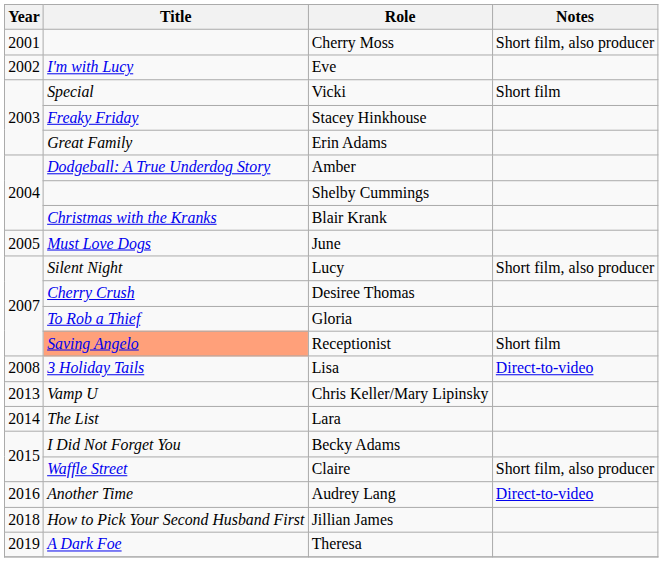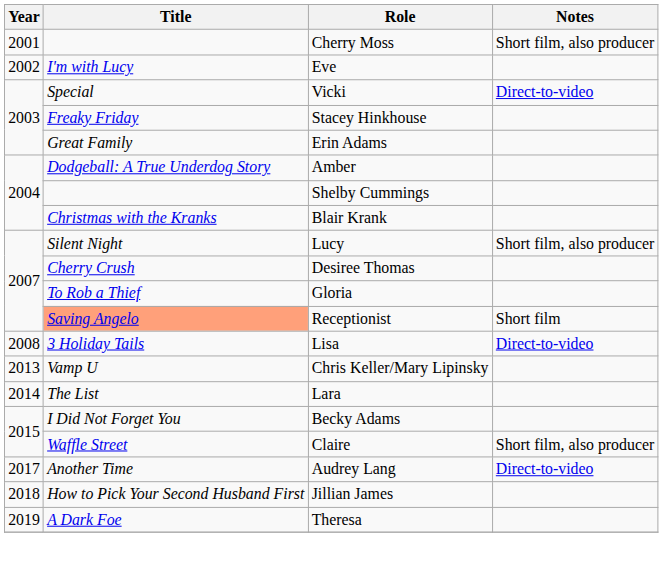(528, 92) Short film -> (545, 92) Direct-to-video
- row: (326, 243)
(24, 494) 2016 -> (24, 469) 2017
